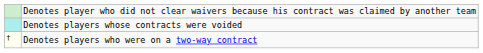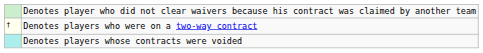rows swapped: (140, 40) <-> (133, 25)
